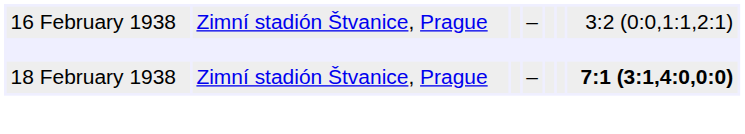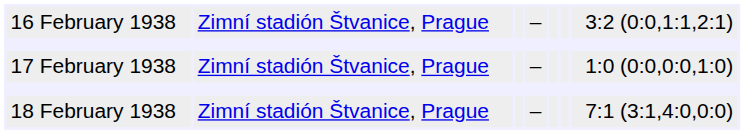+ row: (93, 66)
(657, 77) bold -> (659, 111) normal
